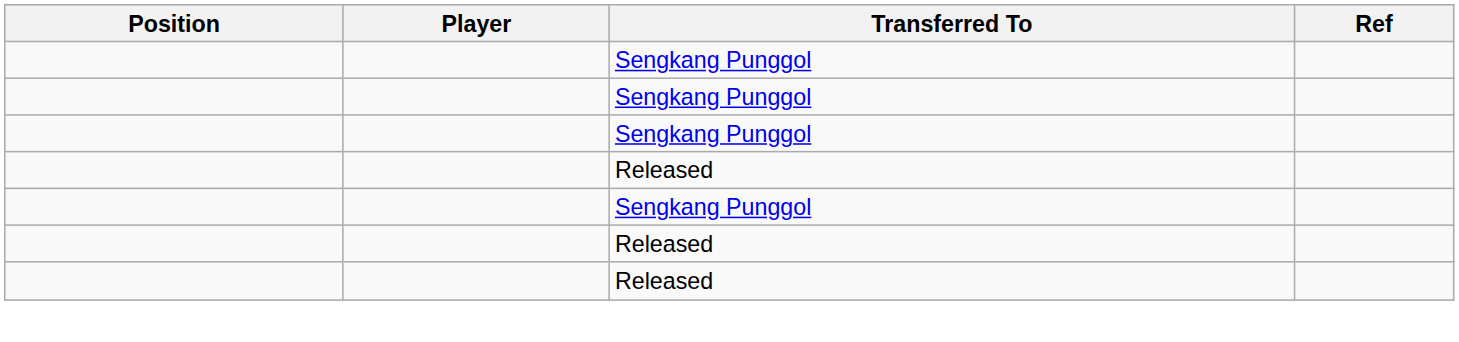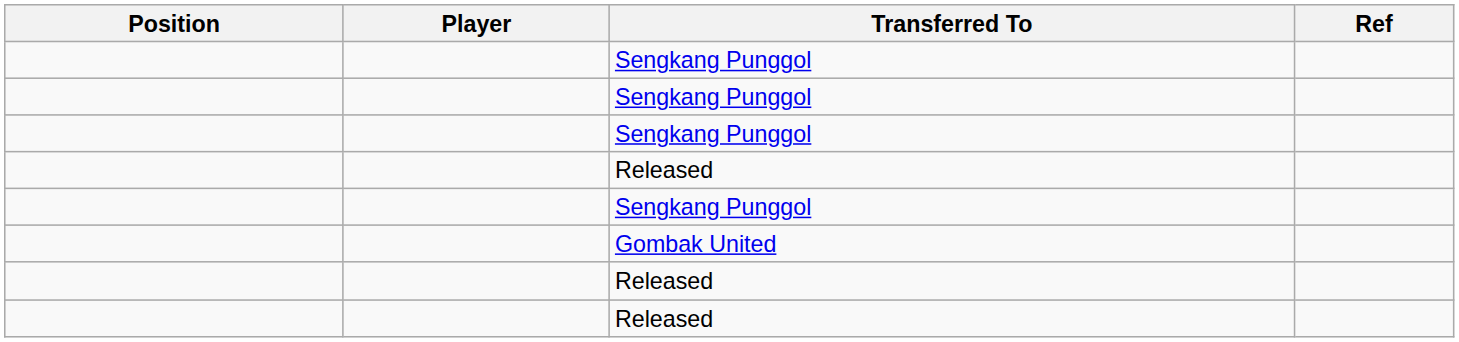+ row: (174, 244)
